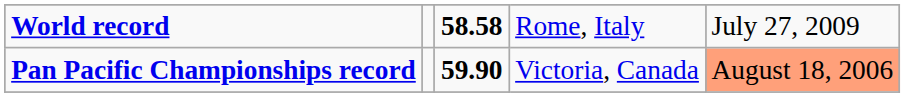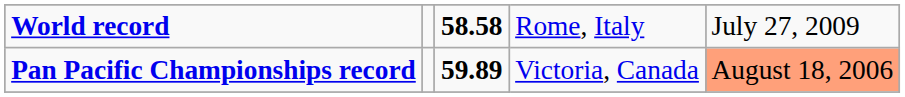(472, 69) 59.90 -> (472, 69) 59.89
